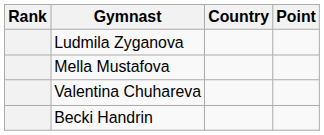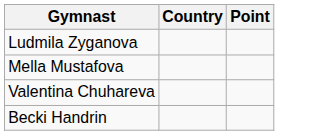- column: (28, 17)
